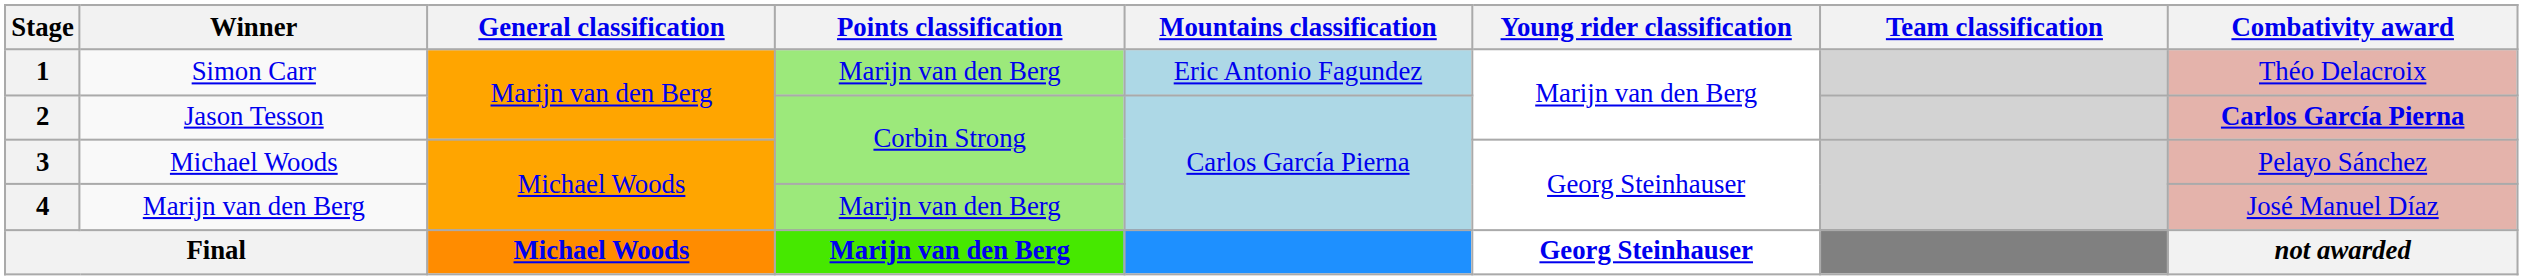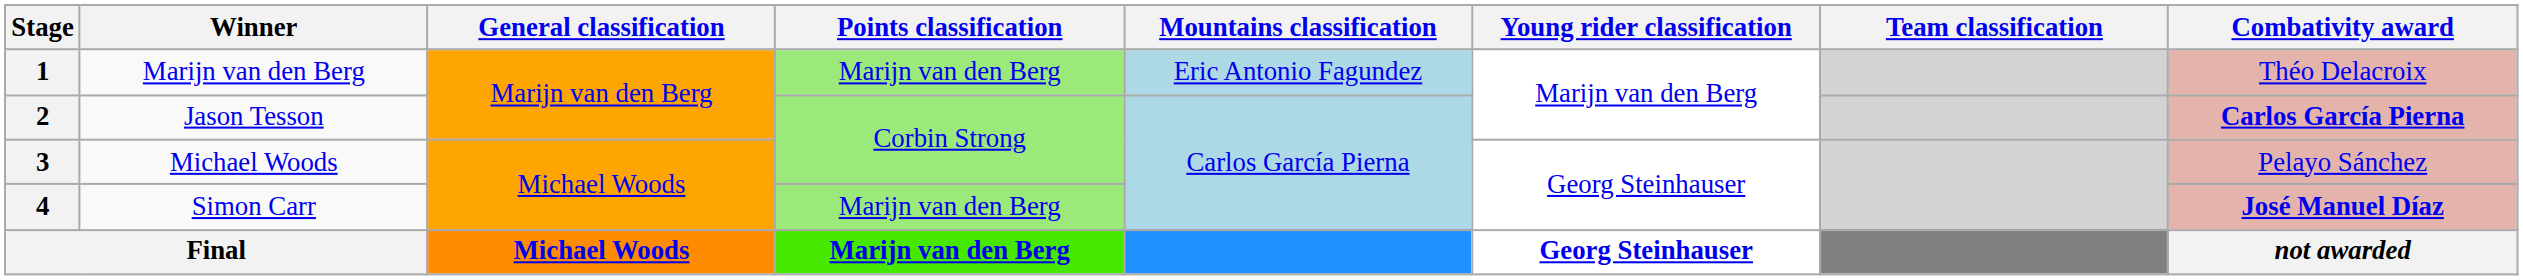(254, 72) Simon Carr -> (254, 72) Marijn van den Berg
(254, 206) Marijn van den Berg -> (254, 206) Simon Carr
(2343, 206) normal -> (2343, 206) bold
